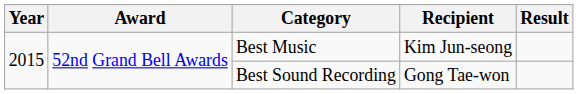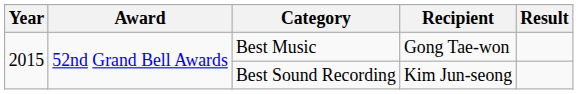(458, 46) Kim Jun-seong -> (457, 46) Gong Tae-won
(457, 74) Gong Tae-won -> (458, 74) Kim Jun-seong
